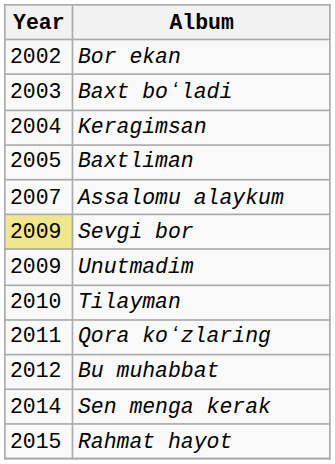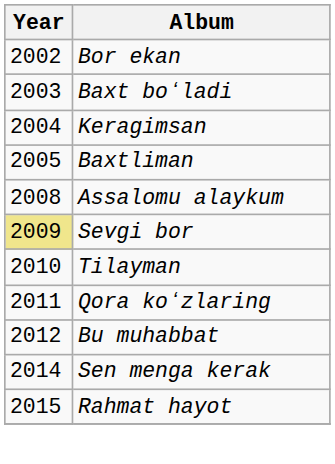(36, 197) 2007 -> (36, 197) 2008
- row: (136, 267)
